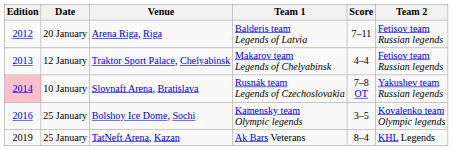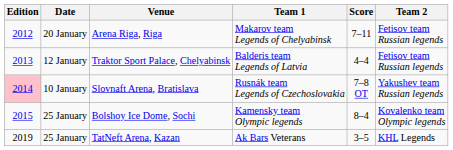(271, 34) Balderis team Legends of Latvia -> (283, 34) Makarov team Legends of Chelyabinsk
(283, 61) Makarov team Legends of Chelyabinsk -> (271, 61) Balderis team Legends of Latvia
(23, 116) 2016 -> (23, 116) 2015
(361, 116) 3–5 -> (361, 116) 8–4
(361, 137) 8–4 -> (361, 137) 3–5
